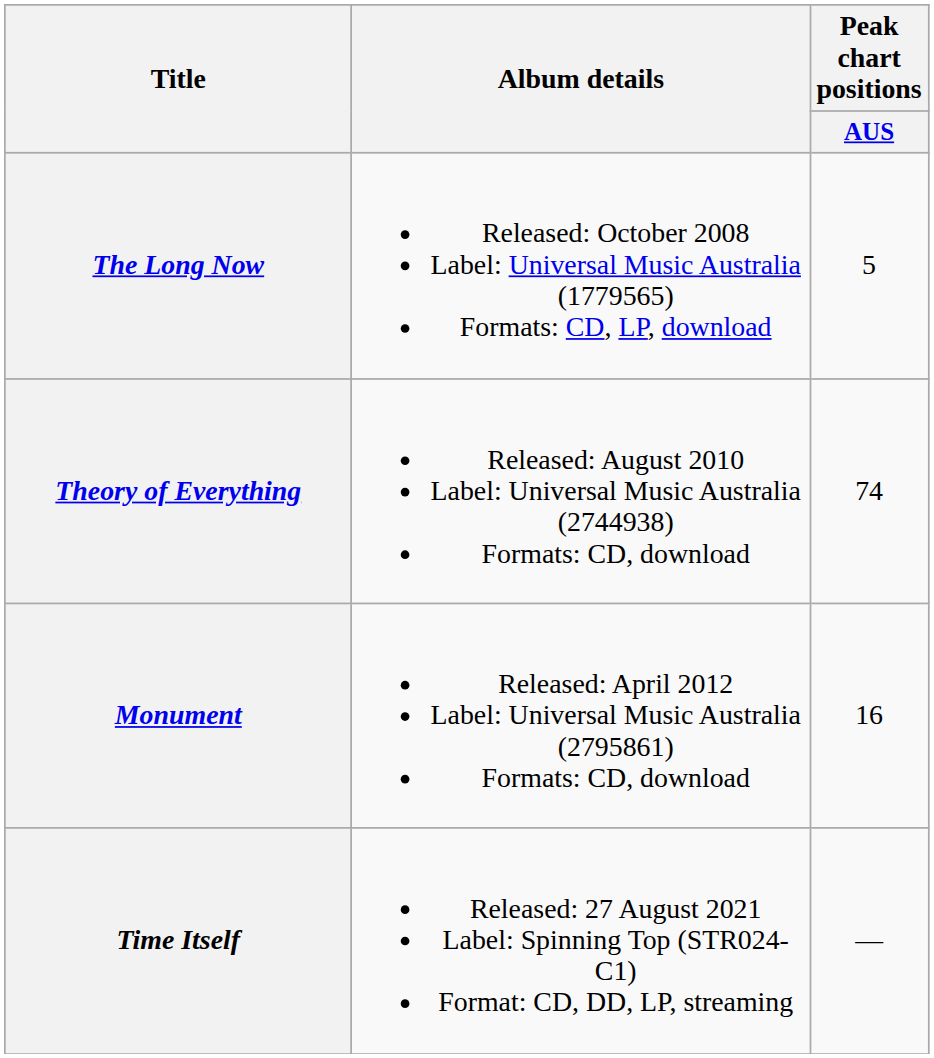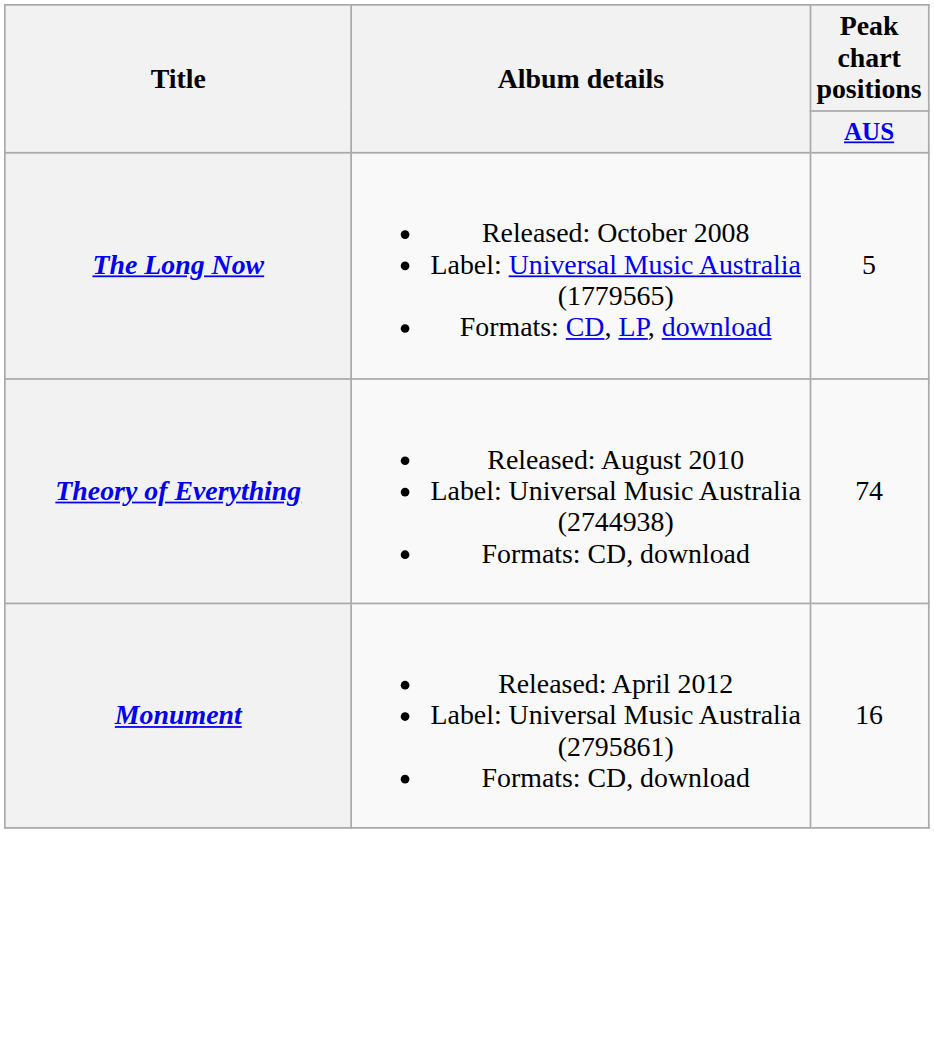- row: (178, 940)
